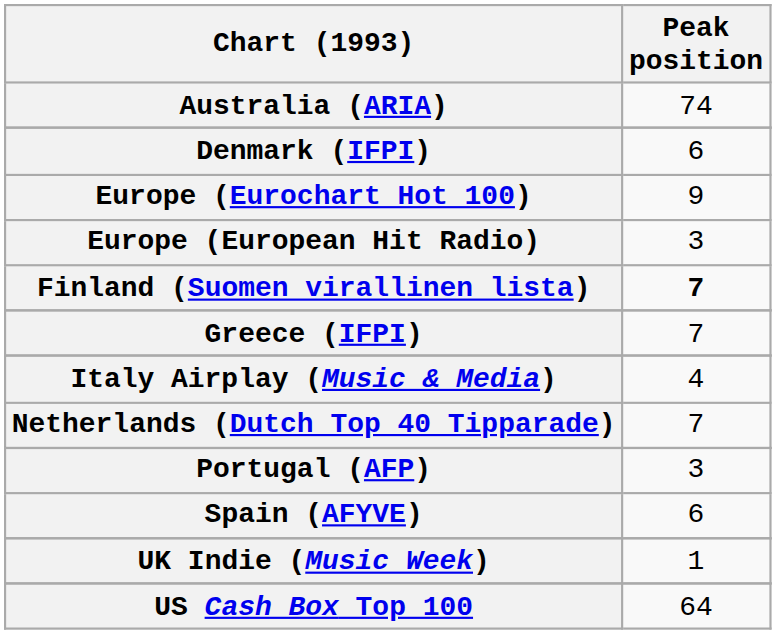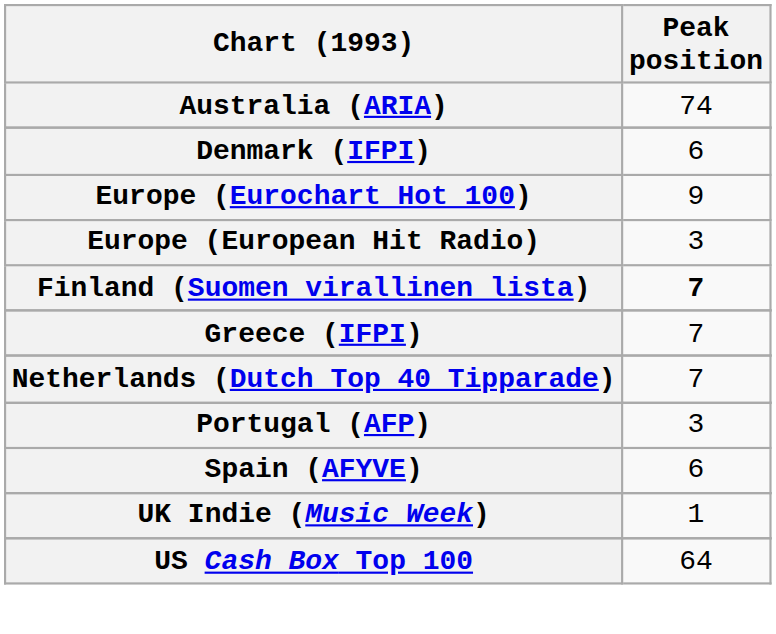- row: (314, 379)
